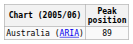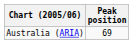(107, 33) 89 -> (107, 33) 69
